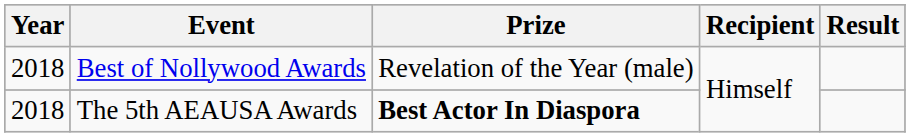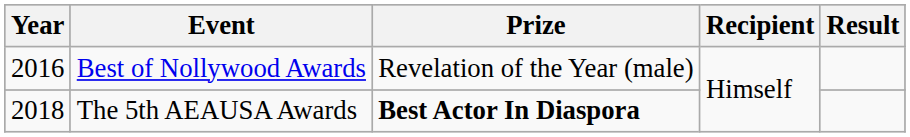(38, 68) 2018 -> (38, 68) 2016
